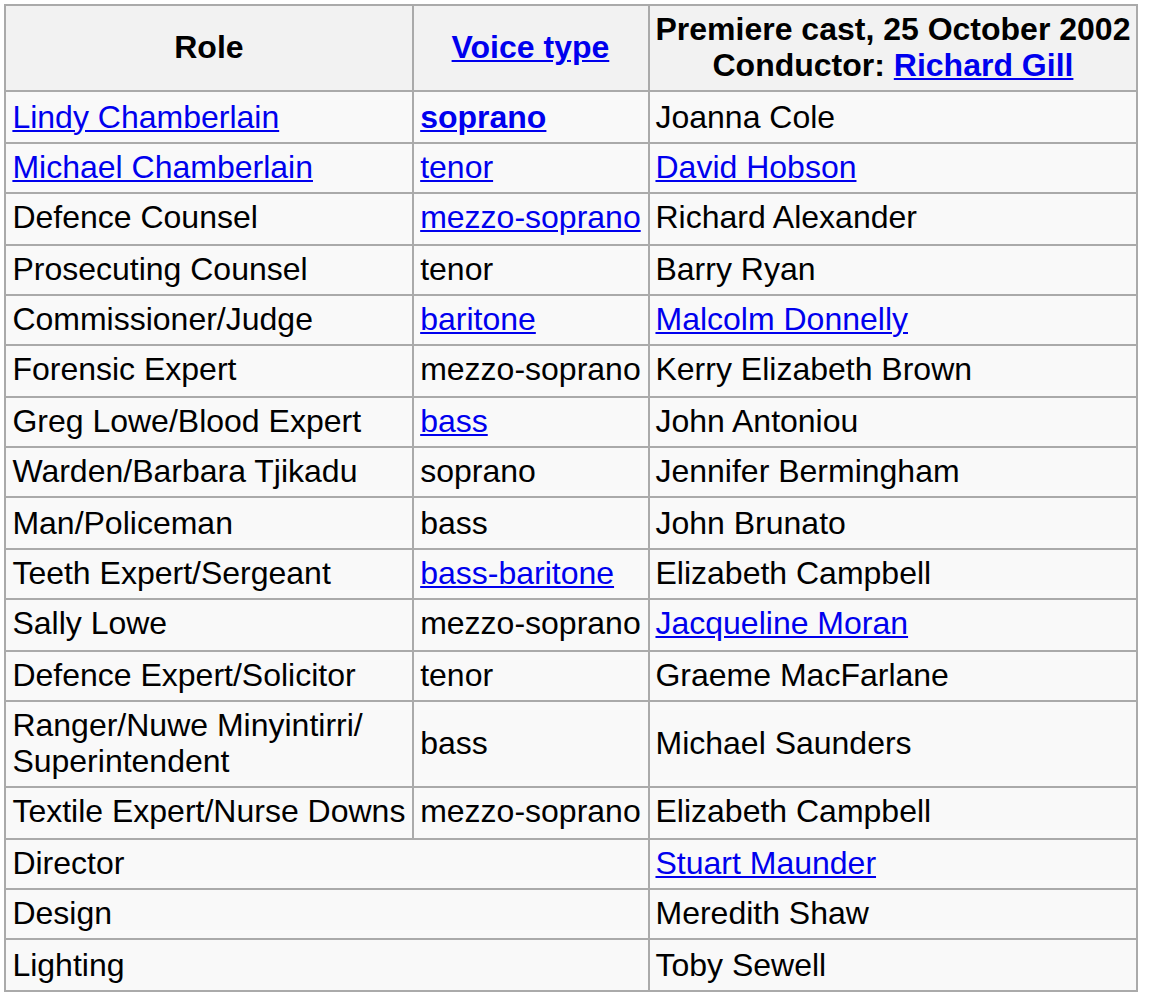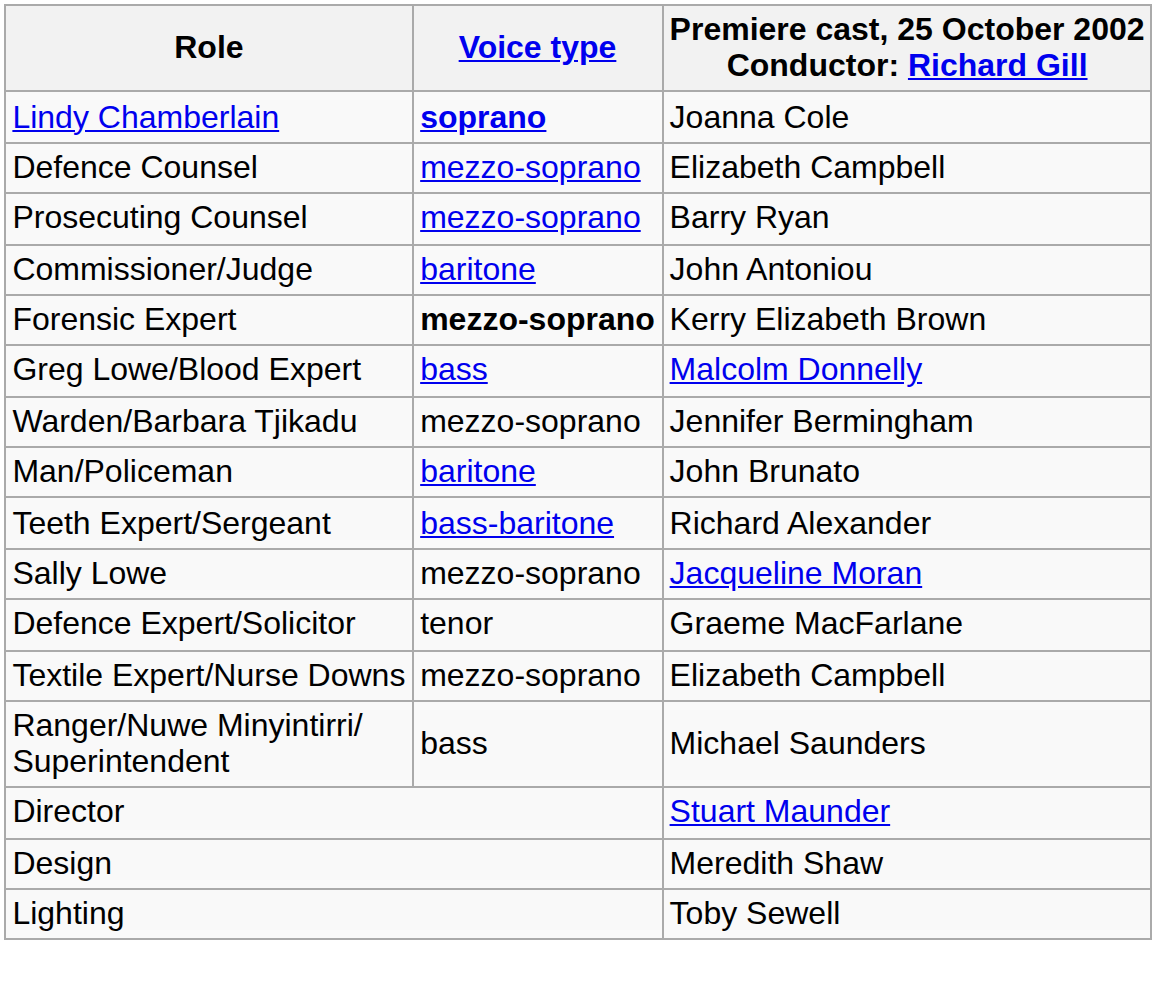- row: (163, 167)
(786, 218) Richard Alexander -> (807, 167) Elizabeth Campbell
(457, 268) tenor -> (530, 218) mezzo-soprano
(782, 319) Malcolm Donnelly -> (771, 268) John Antoniou
(530, 370) normal -> (538, 319) bold
(757, 421) John Antoniou -> (796, 370) Malcolm Donnelly
(478, 471) soprano -> (530, 421) mezzo-soprano
(454, 522) bass -> (478, 471) baritone
(793, 573) Elizabeth Campbell -> (800, 522) Richard Alexander
rows swapped: (209, 812) <-> (188, 743)
